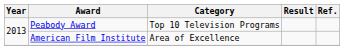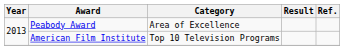(215, 25) Top 10 Television Programs -> (195, 25) Area of Excellence
(195, 38) Area of Excellence -> (215, 38) Top 10 Television Programs
